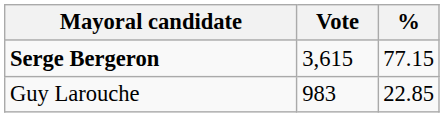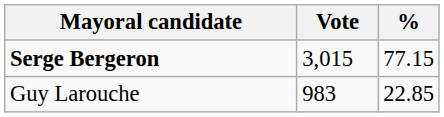(328, 58) 3,615 -> (328, 58) 3,015
